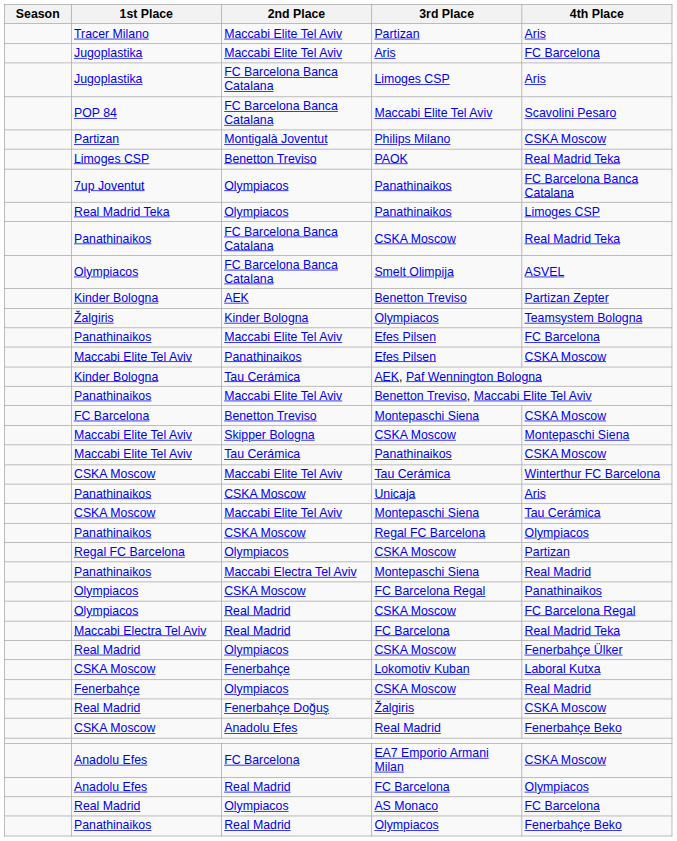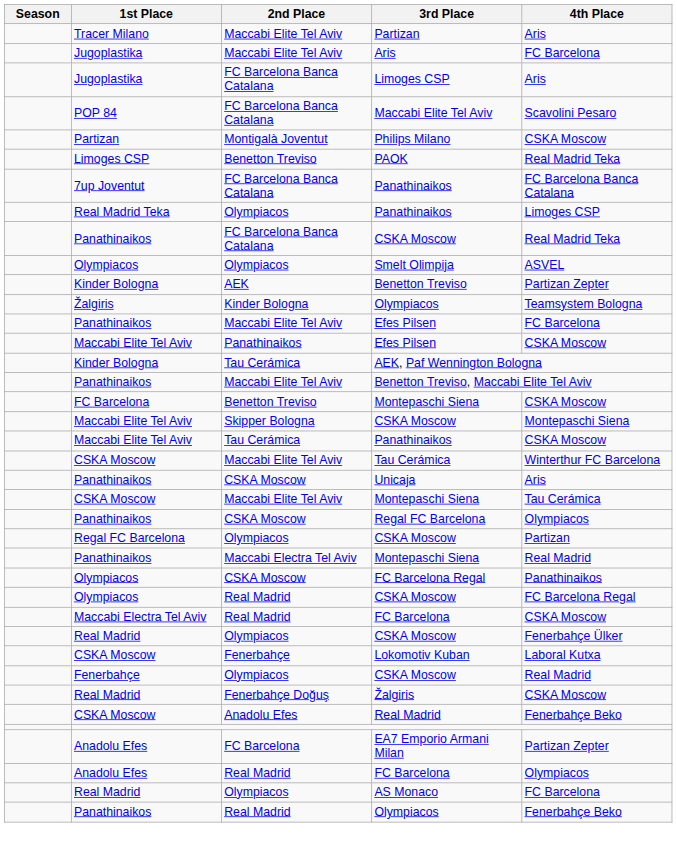(256, 185) Olympiacos -> (281, 185) FC Barcelona Banca Catalana
(281, 272) FC Barcelona Banca Catalana -> (256, 265) Olympiacos
(572, 630) Real Madrid Teka -> (565, 616) CSKA Moscow
(565, 760) CSKA Moscow -> (567, 746) Partizan Zepter
